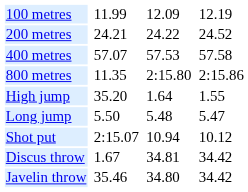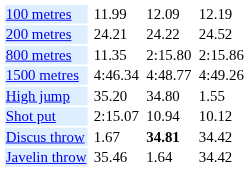- row: (39, 55)
+ row: (42, 75)
(159, 96) 1.64 -> (163, 96) 34.80
- row: (39, 116)
(163, 157) normal -> (163, 136) bold
(163, 177) 34.80 -> (159, 157) 1.64
